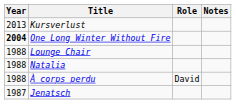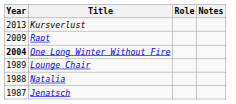+ row: (40, 38)
(16, 52) 1988 -> (16, 65) 1989
- row: (63, 79)
